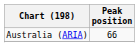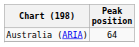(112, 35) 66 -> (112, 35) 64
